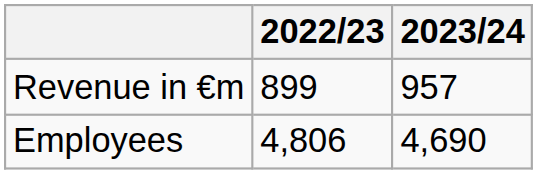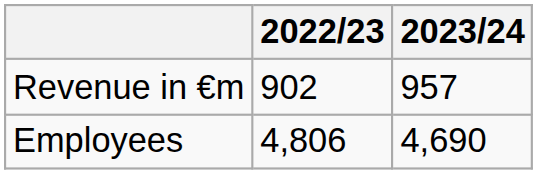(289, 86) 899 -> (289, 86) 902
